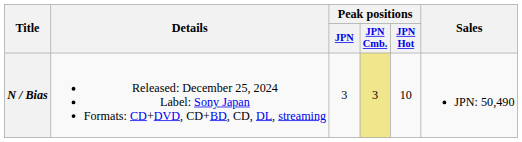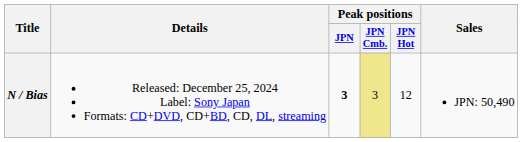(344, 95) normal -> (344, 95) bold
(406, 95) 10 -> (406, 95) 12
